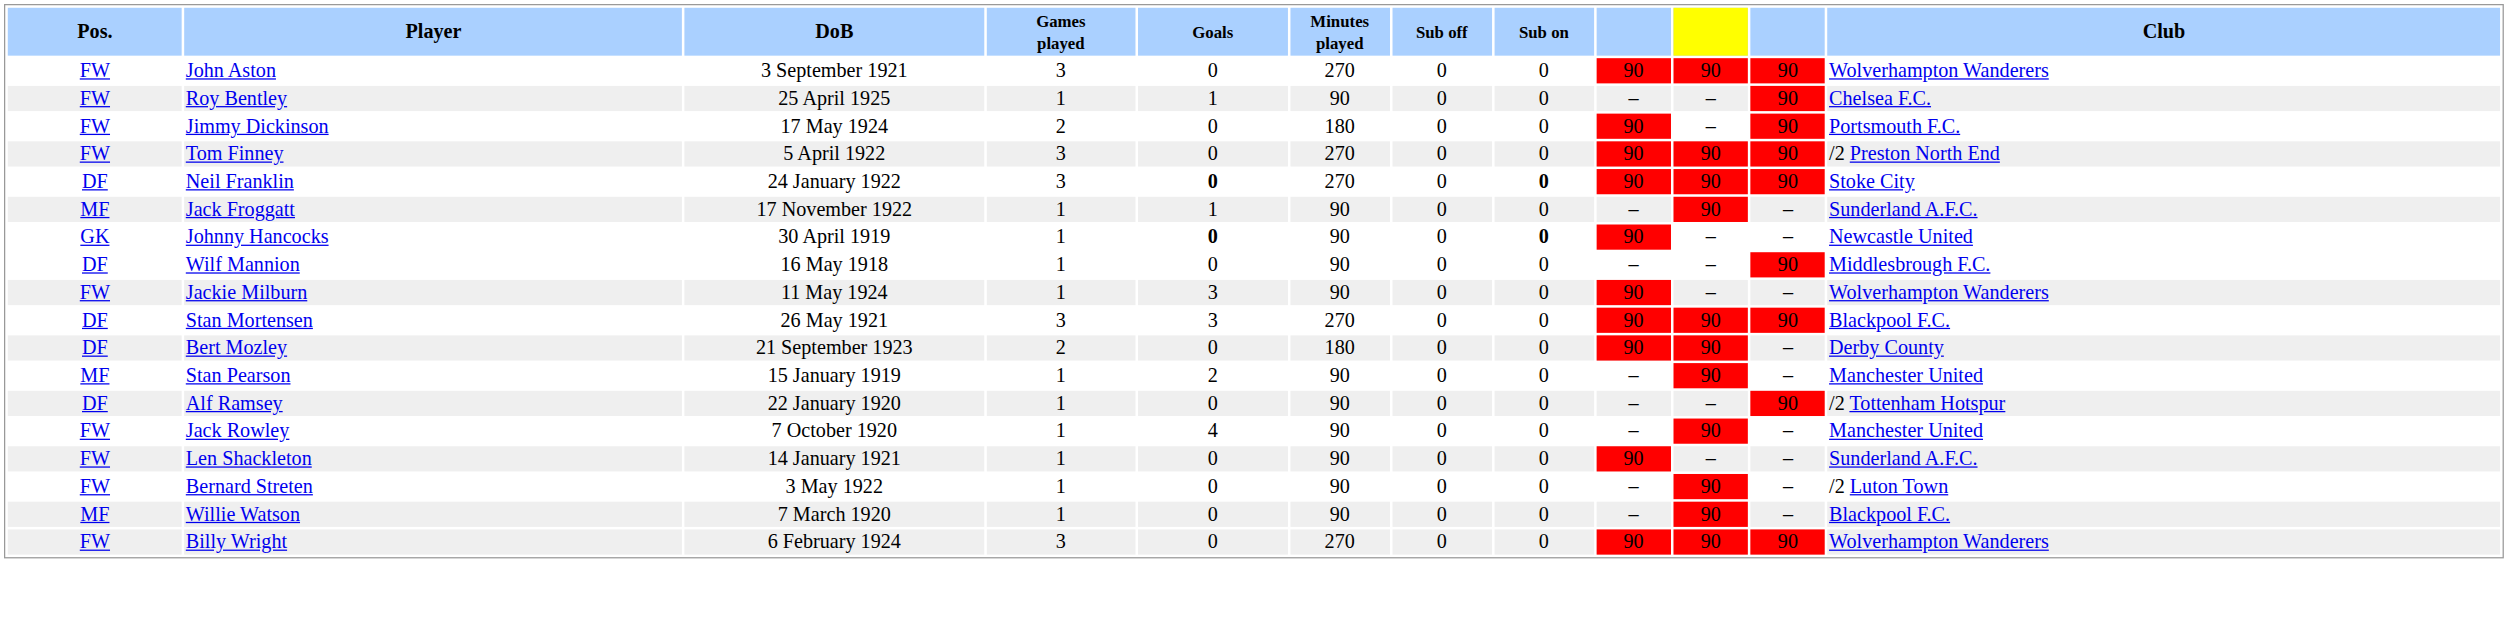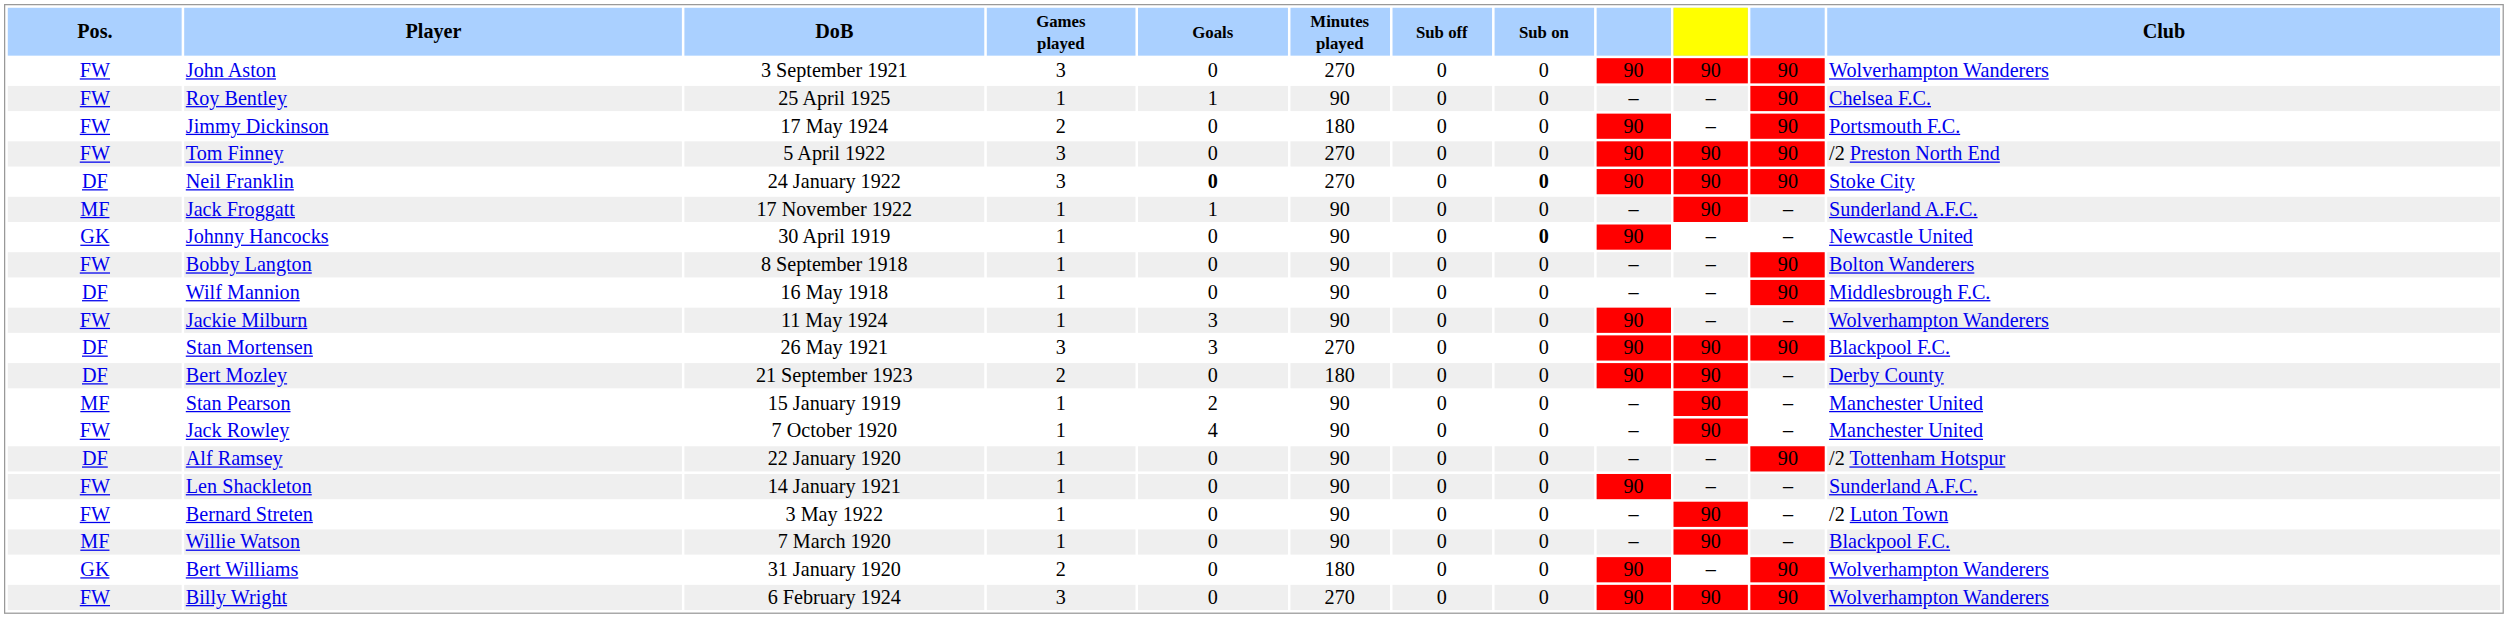(1213, 236) bold -> (1213, 236) normal
+ row: (249, 264)
rows swapped: (234, 403) <-> (238, 431)
+ row: (242, 569)
